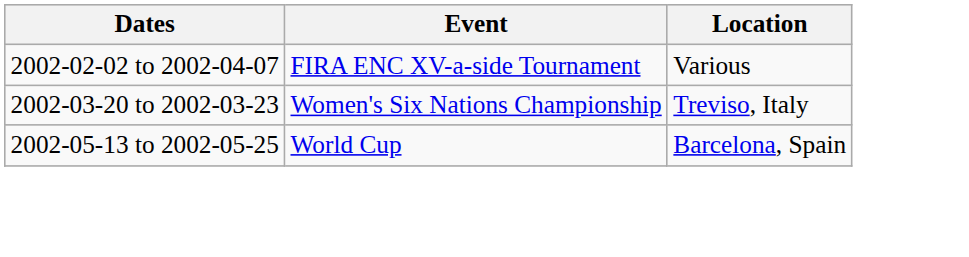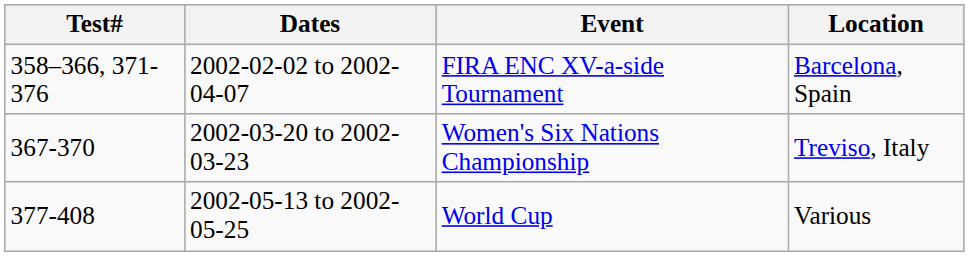+ column: (95, 24)
(712, 64) Various -> (848, 78) Barcelona, Spain
(760, 144) Barcelona, Spain -> (833, 215) Various
